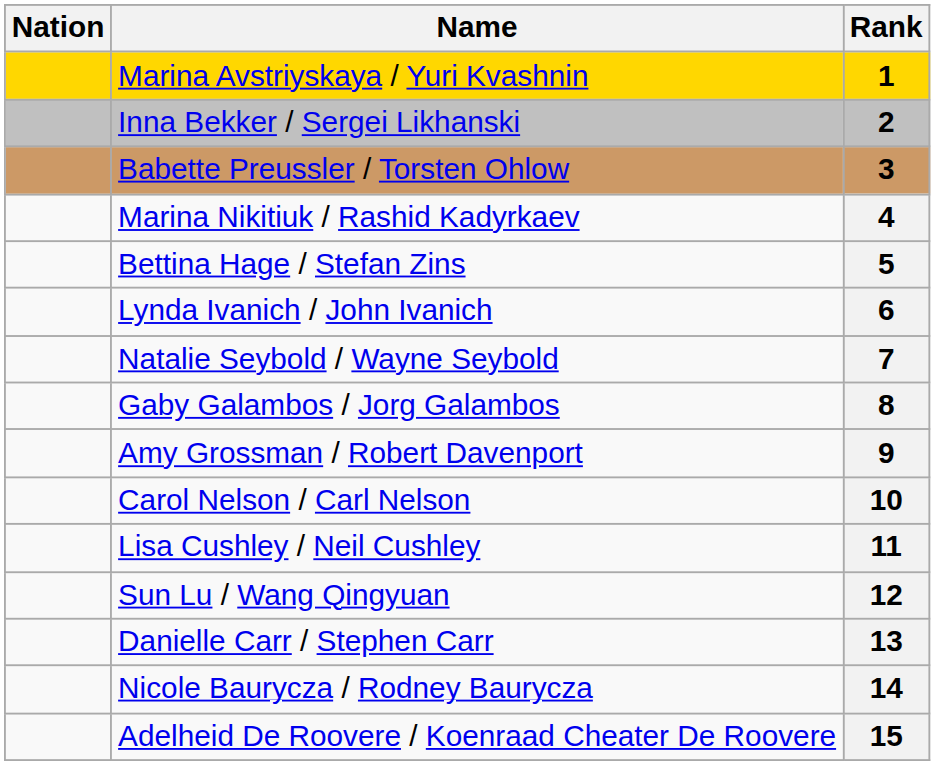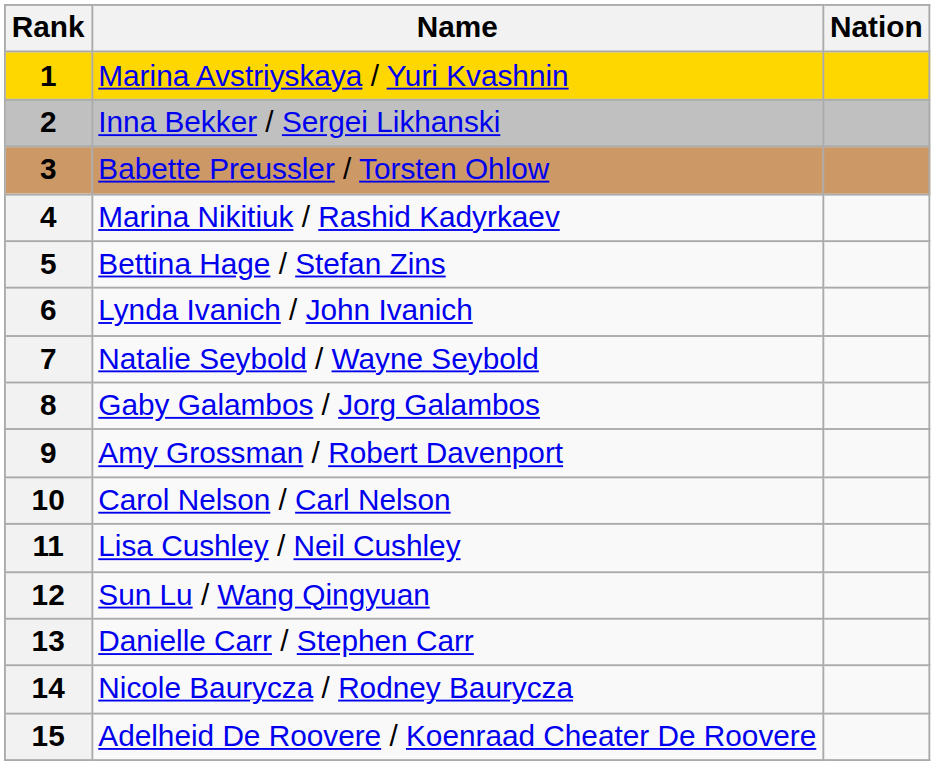columns swapped: (886, 28) <-> (58, 28)
